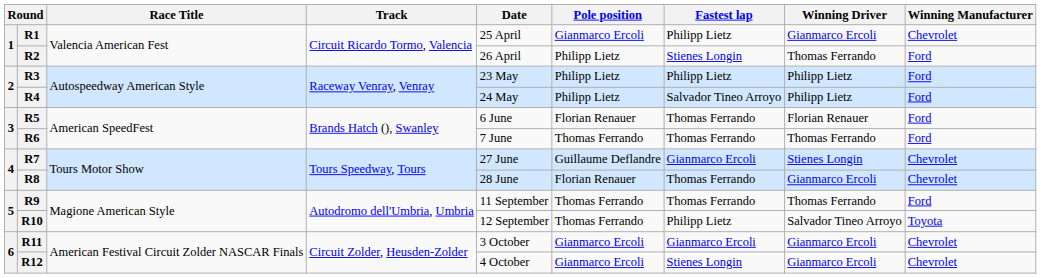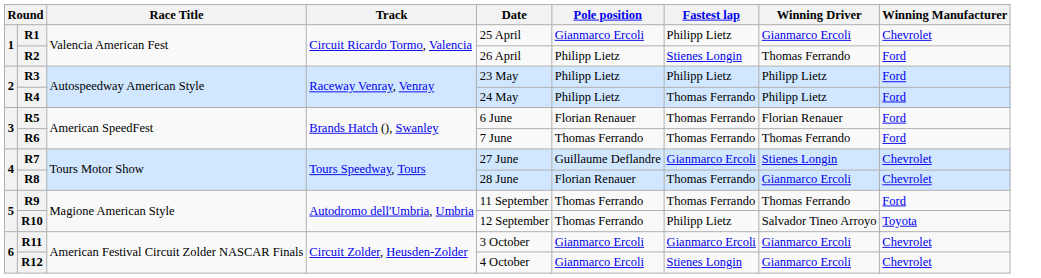(724, 96) Salvador Tineo Arroyo -> (711, 96) Thomas Ferrando
